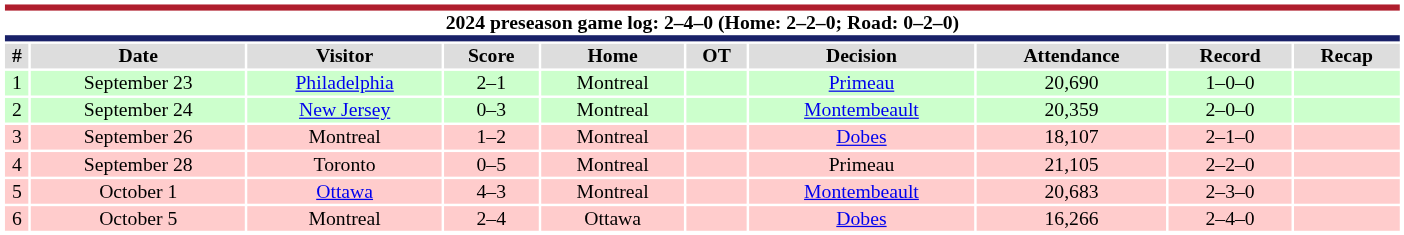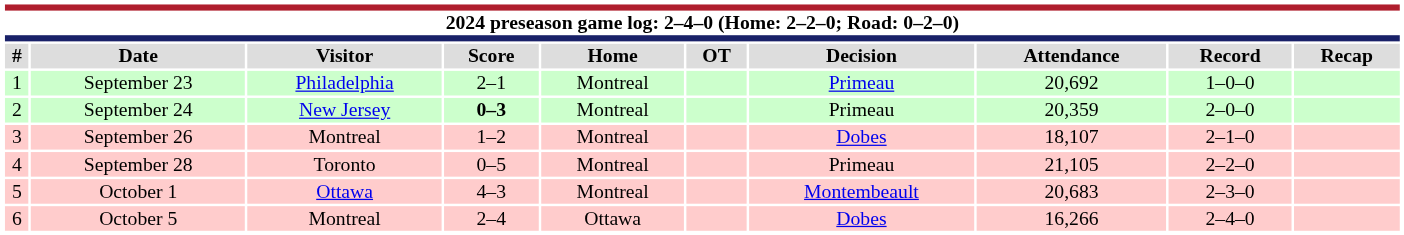(1072, 83) 20,690 -> (1072, 83) 20,692
(491, 110) normal -> (491, 110) bold
(861, 110) Montembeault -> (861, 110) Primeau
